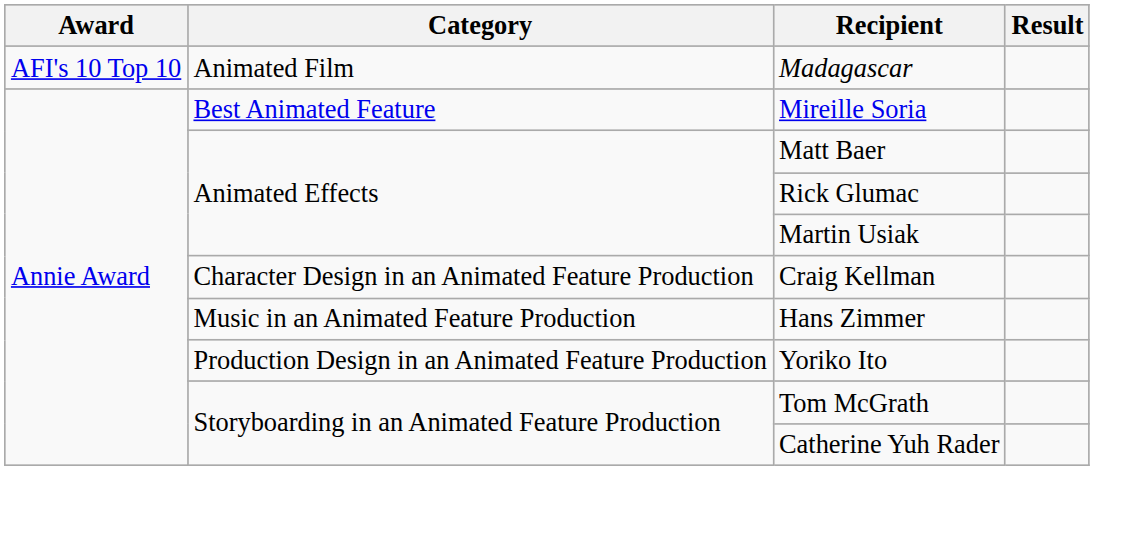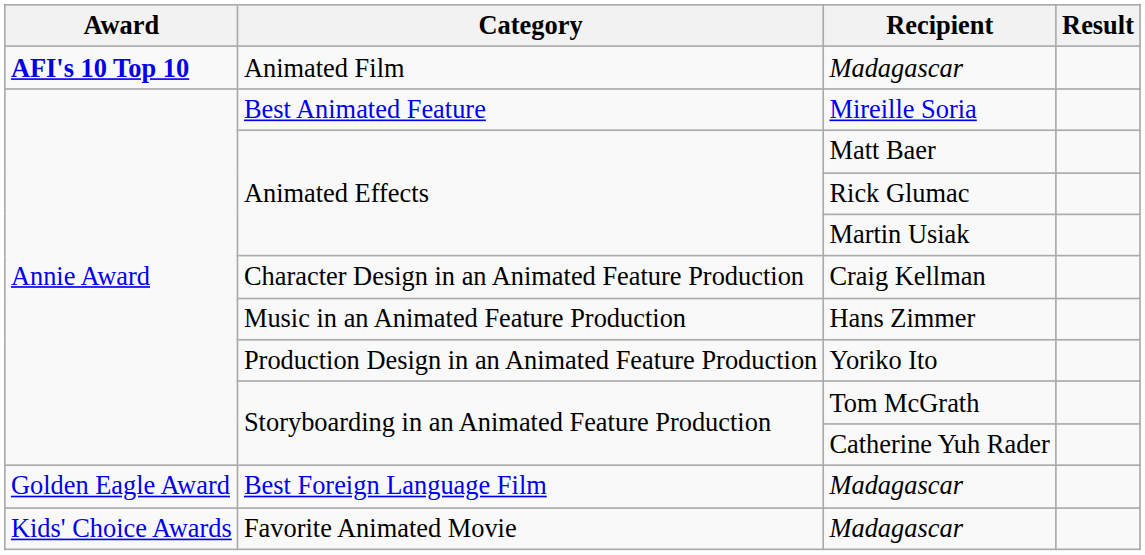(96, 67) normal -> (100, 67) bold
+ row: (395, 485)
+ row: (380, 527)
